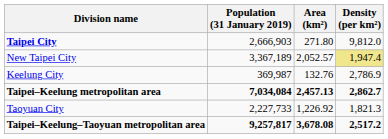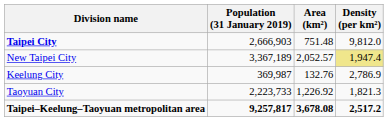(319, 41) 271.80 -> (319, 41) 751.48
- row: (84, 91)
(270, 108) 2,227,733 -> (270, 91) 2,223,733
